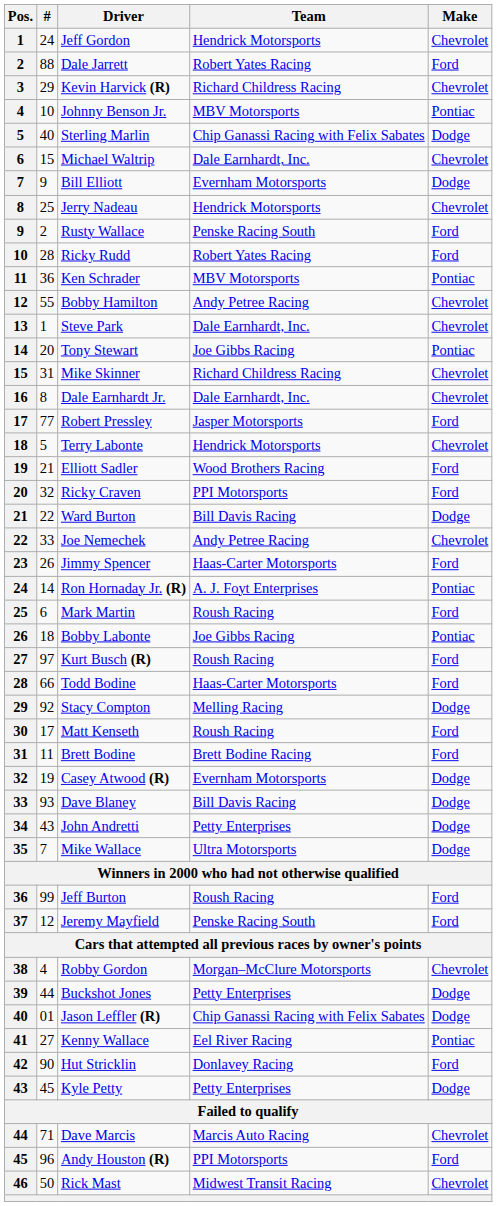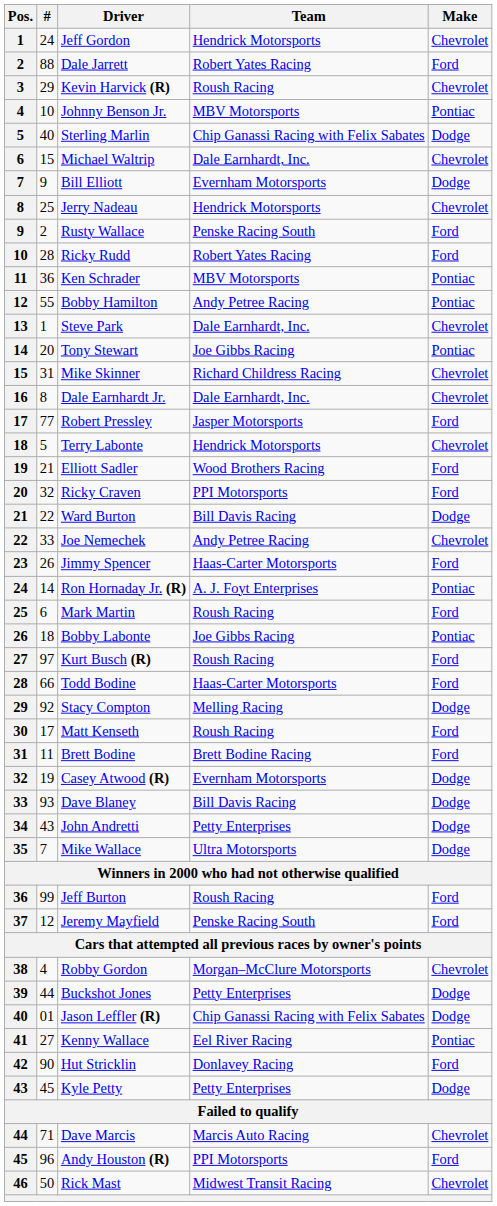(267, 88) Richard Childress Racing -> (233, 88) Roush Racing
(460, 302) Chevrolet -> (453, 302) Pontiac
